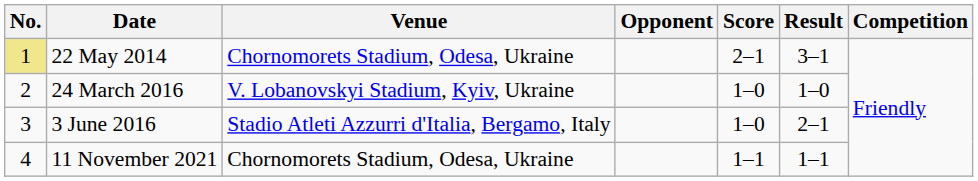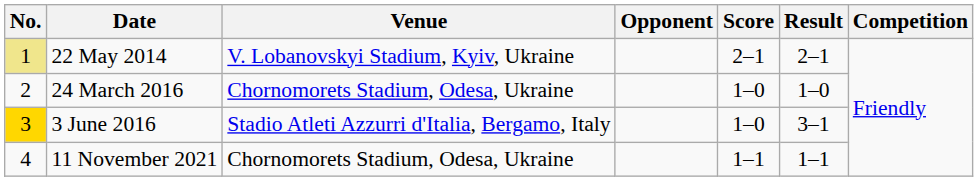(400, 55) Chornomorets Stadium, Odesa, Ukraine -> (401, 55) V. Lobanovskyi Stadium, Kyiv, Ukraine
(813, 55) 3–1 -> (813, 55) 2–1
(401, 90) V. Lobanovskyi Stadium, Kyiv, Ukraine -> (400, 90) Chornomorets Stadium, Odesa, Ukraine
(26, 124) no background -> (26, 124) gold background
(813, 124) 2–1 -> (813, 124) 3–1
